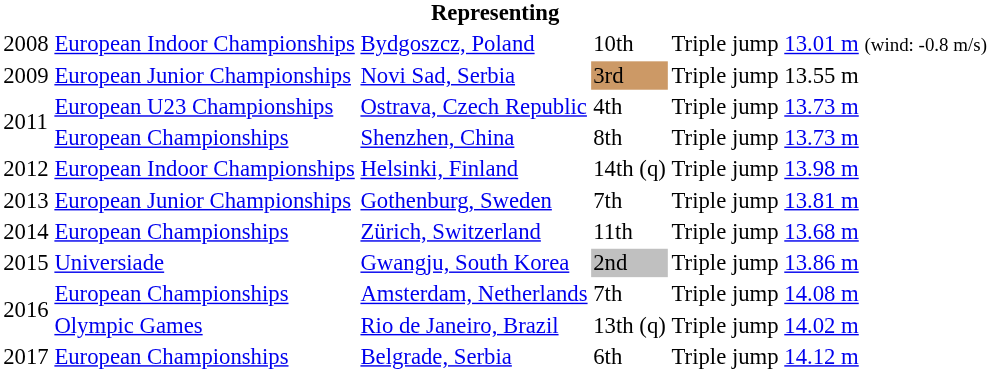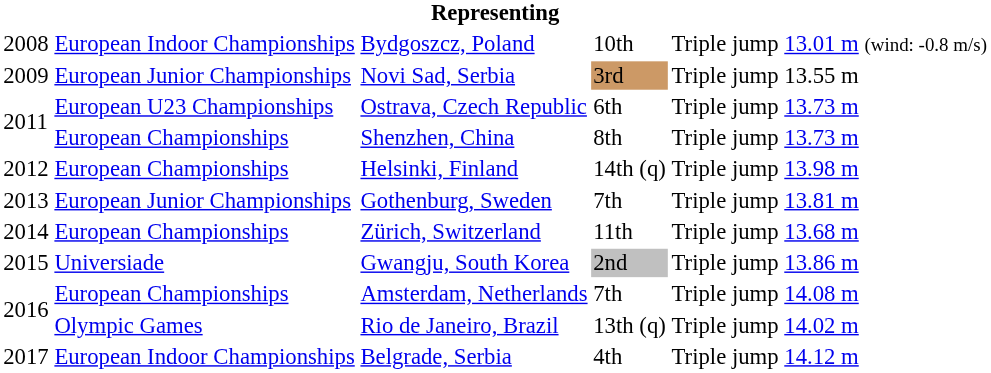(608, 106) 4th -> (608, 106) 6th
(205, 169) European Indoor Championships -> (171, 169) European Championships
(171, 356) European Championships -> (205, 356) European Indoor Championships
(608, 356) 6th -> (608, 356) 4th
